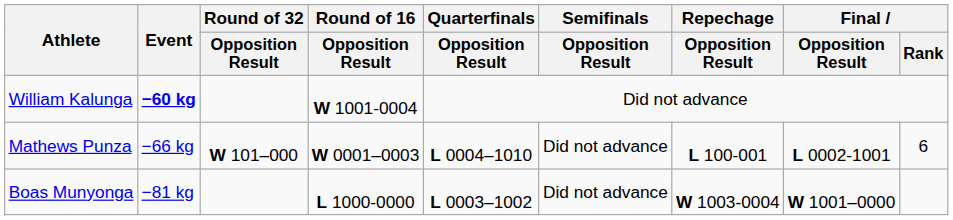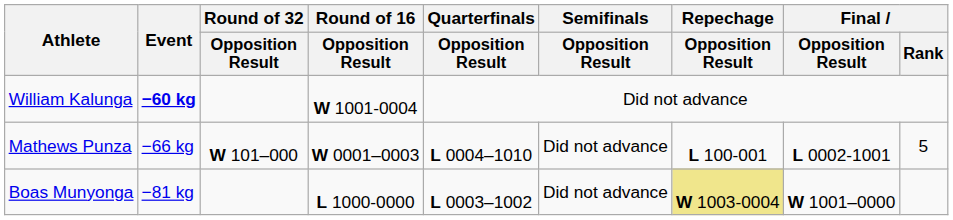(923, 146) 6 -> (923, 146) 5
(728, 202) no background -> (728, 202) khaki background
